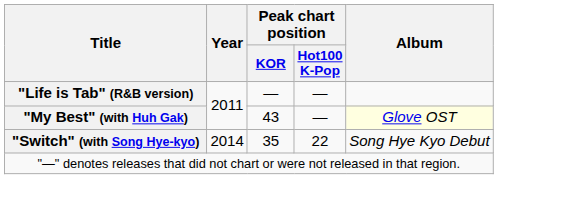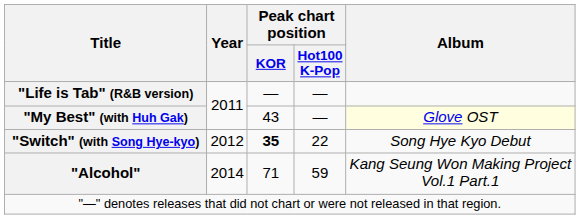(227, 141) 2014 -> (227, 141) 2012
(271, 141) normal -> (271, 141) bold
+ row: (106, 173)
